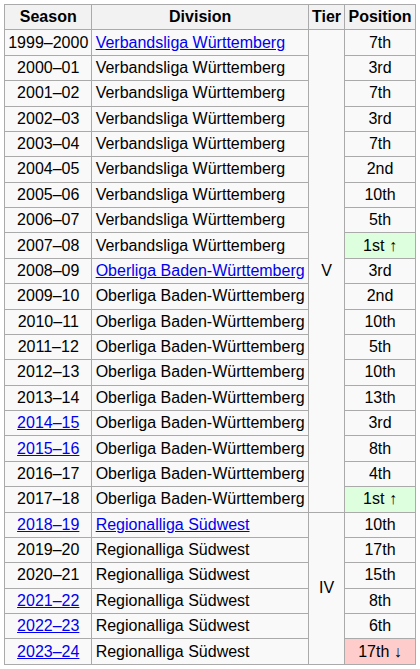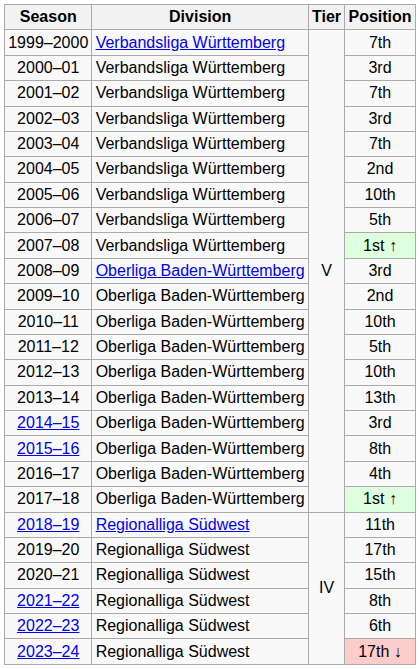(380, 524) 10th -> (380, 524) 11th
